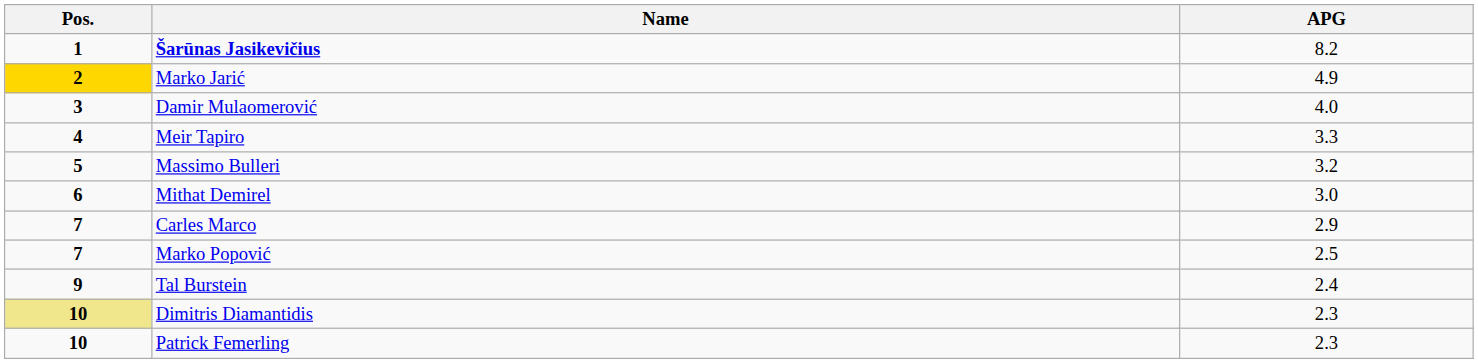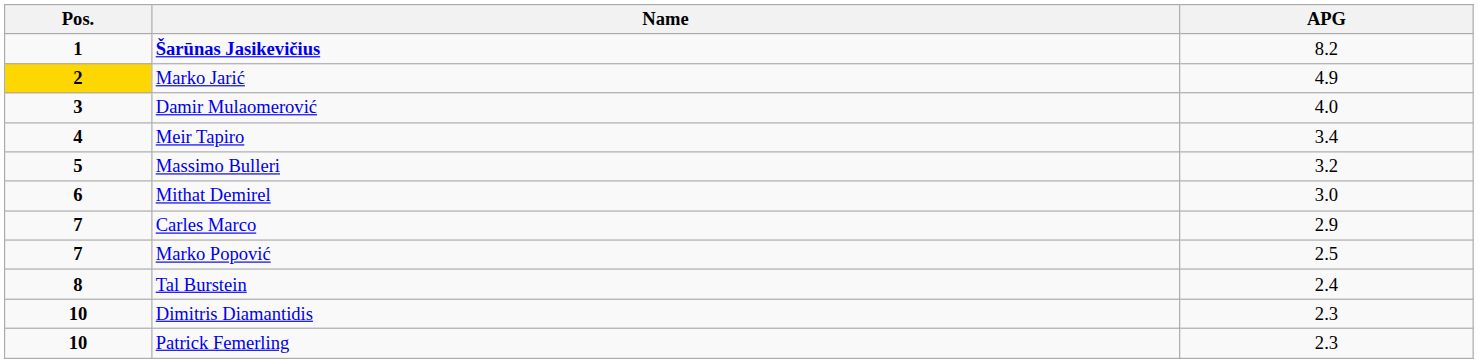(1326, 136) 3.3 -> (1326, 136) 3.4
(78, 284) 9 -> (78, 284) 8
(78, 313) khaki background -> (78, 313) no background
